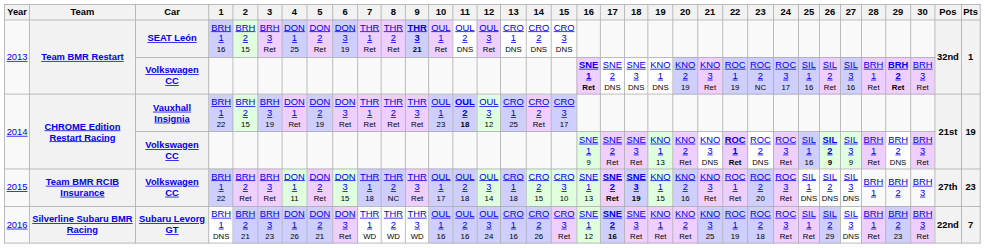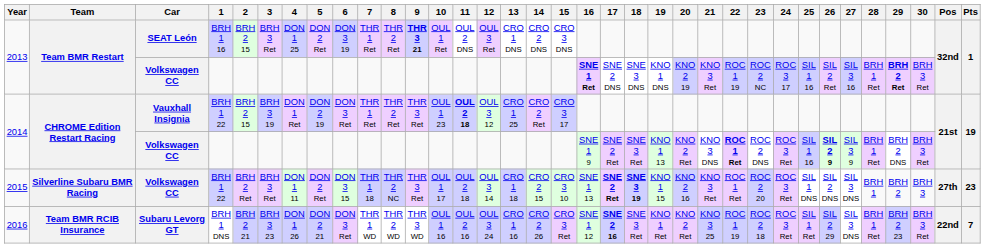(82, 188) Team BMR RCIB Insurance -> (82, 188) Silverline Subaru BMR Racing
(82, 225) Silverline Subaru BMR Racing -> (82, 225) Team BMR RCIB Insurance
